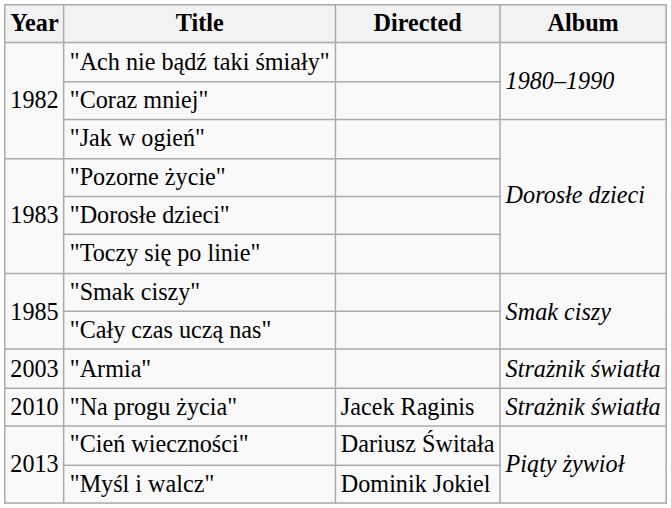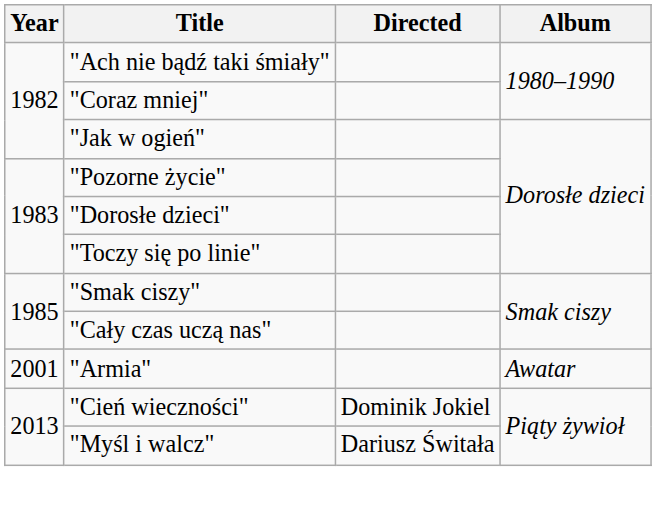(34, 368) 2003 -> (34, 368) 2001
(583, 368) Strażnik światła -> (541, 368) Awatar
- row: (153, 406)
(418, 445) Dariusz Świtała -> (416, 406) Dominik Jokiel
(416, 483) Dominik Jokiel -> (418, 445) Dariusz Świtała
